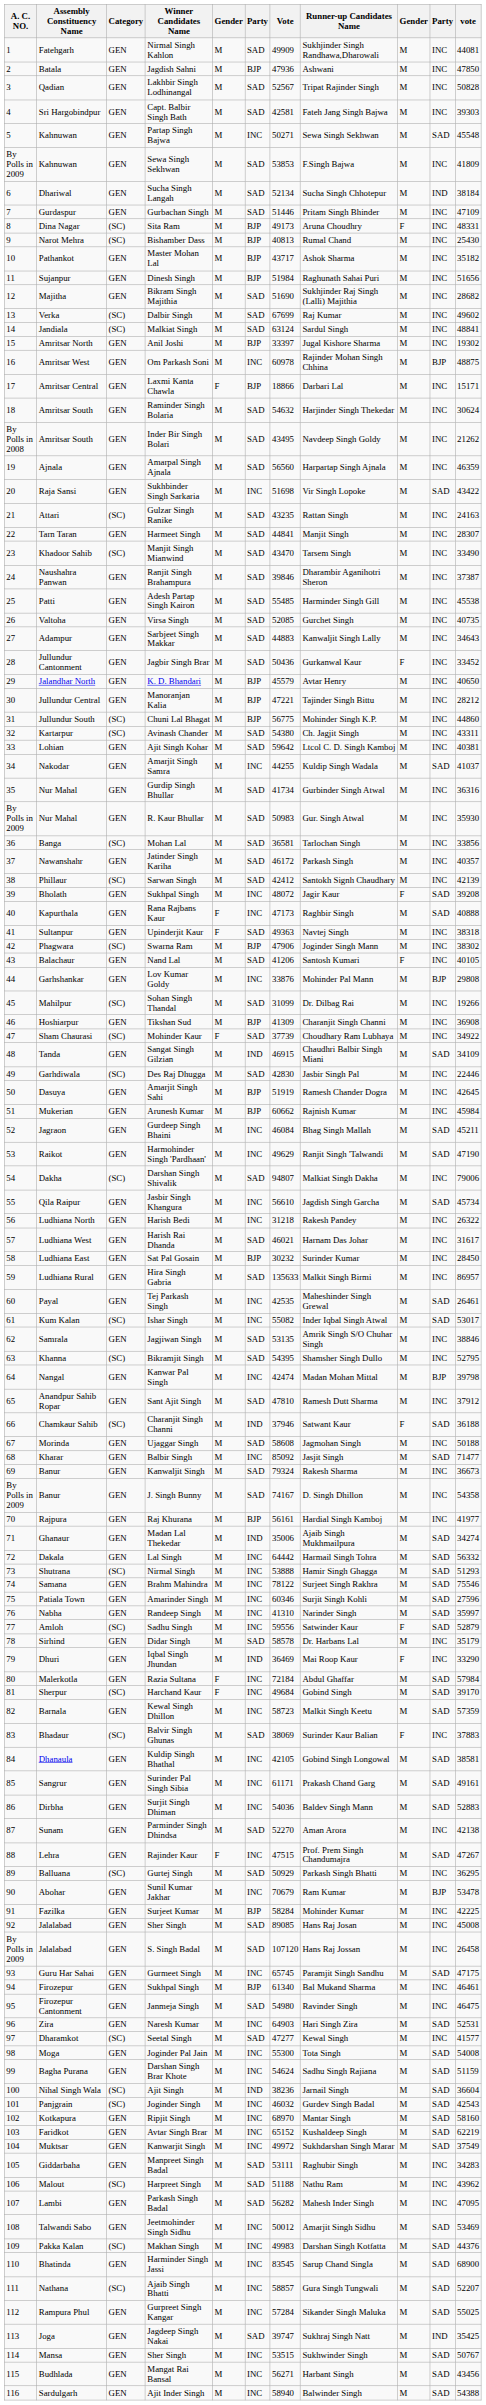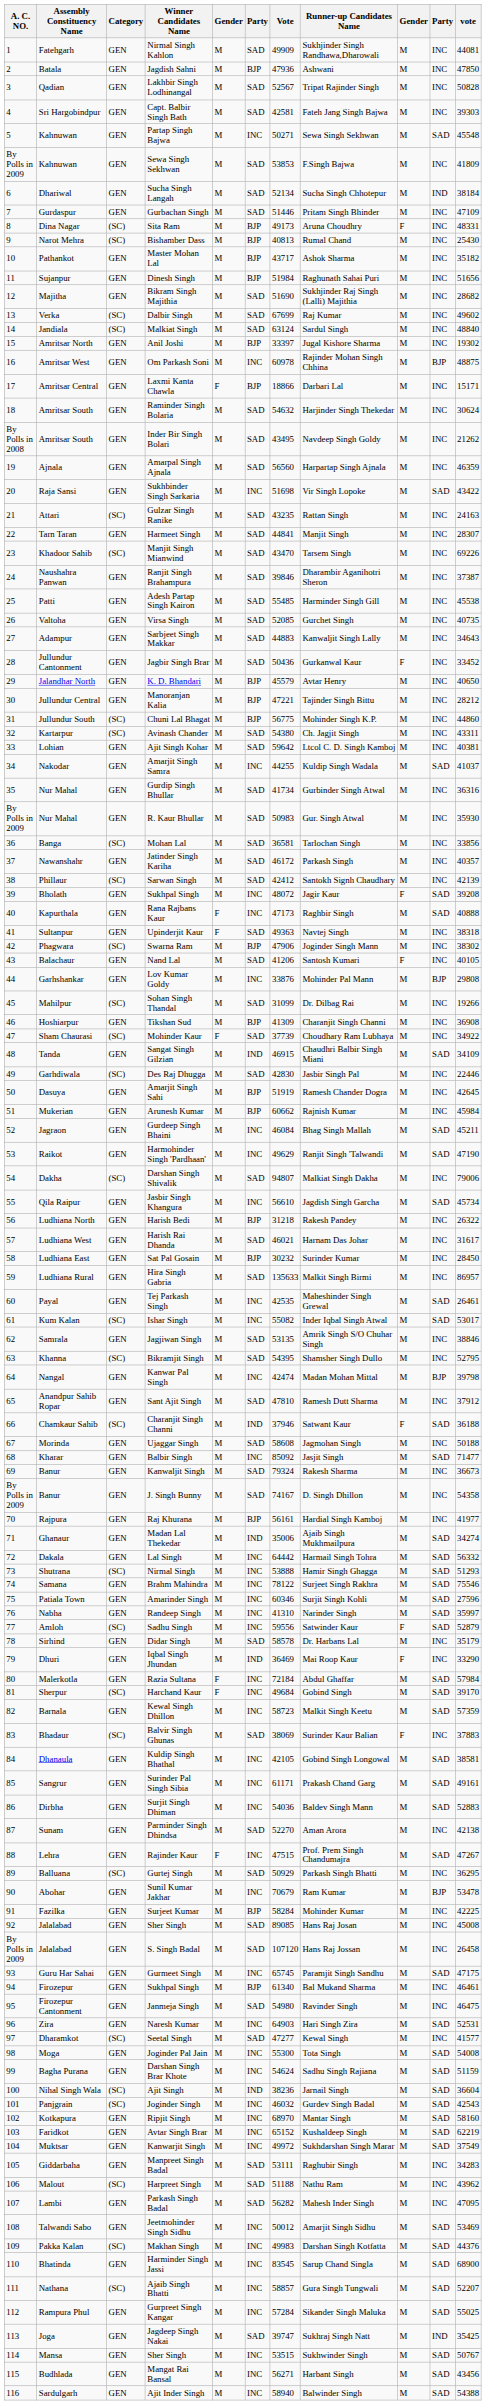(468, 329) 48841 -> (468, 329) 48840
(468, 553) 33490 -> (468, 553) 69226
(255, 1220) INC -> (254, 1220) BJP
